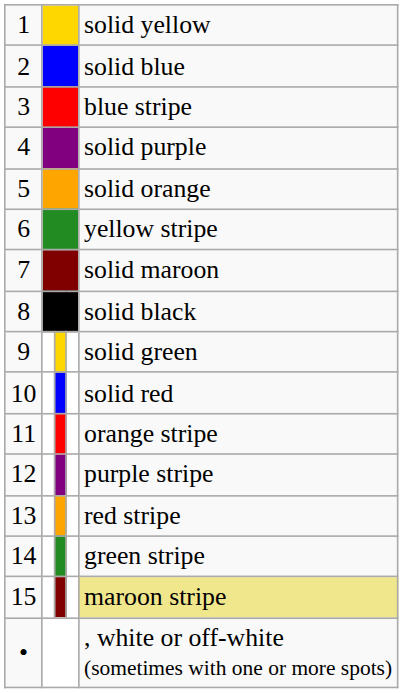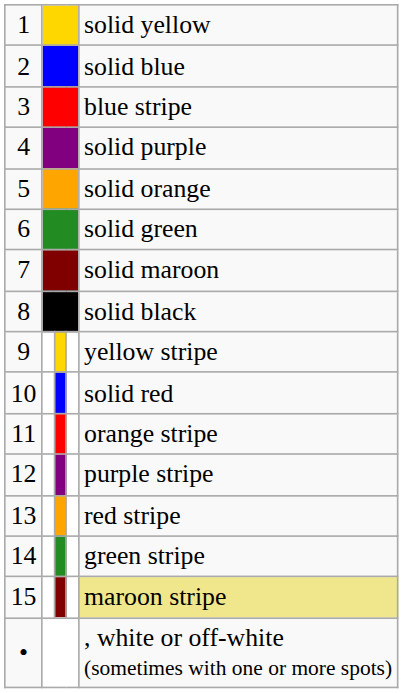(151, 229) yellow stripe -> (141, 229) solid green
(141, 351) solid green -> (151, 351) yellow stripe
